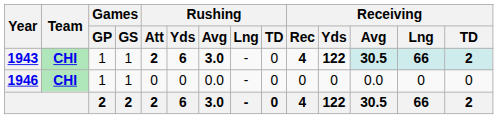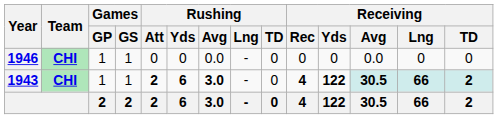rows swapped: (23, 59) <-> (23, 80)
